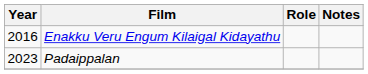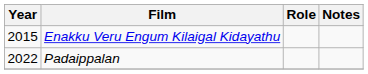(23, 36) 2016 -> (23, 36) 2015
(23, 58) 2023 -> (23, 58) 2022
